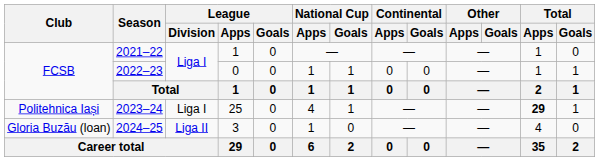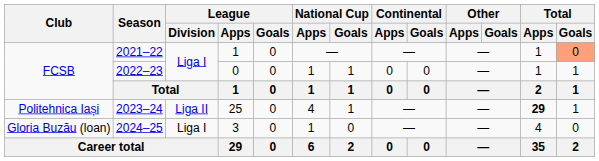(576, 52) no background -> (576, 52) lightsalmon background
(192, 109) Liga I -> (192, 109) Liga II
(192, 128) Liga II -> (192, 128) Liga I
